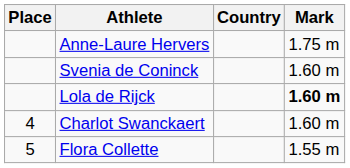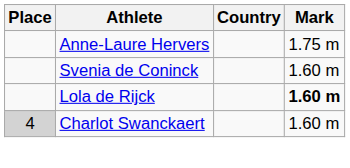(30, 123) no background -> (30, 123) lightgrey background
- row: (109, 149)
